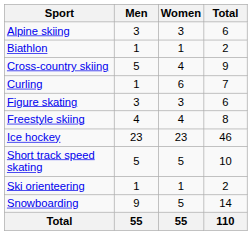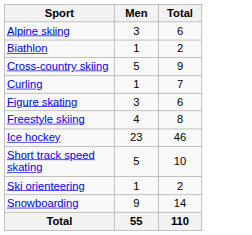- column: (181, 13)
